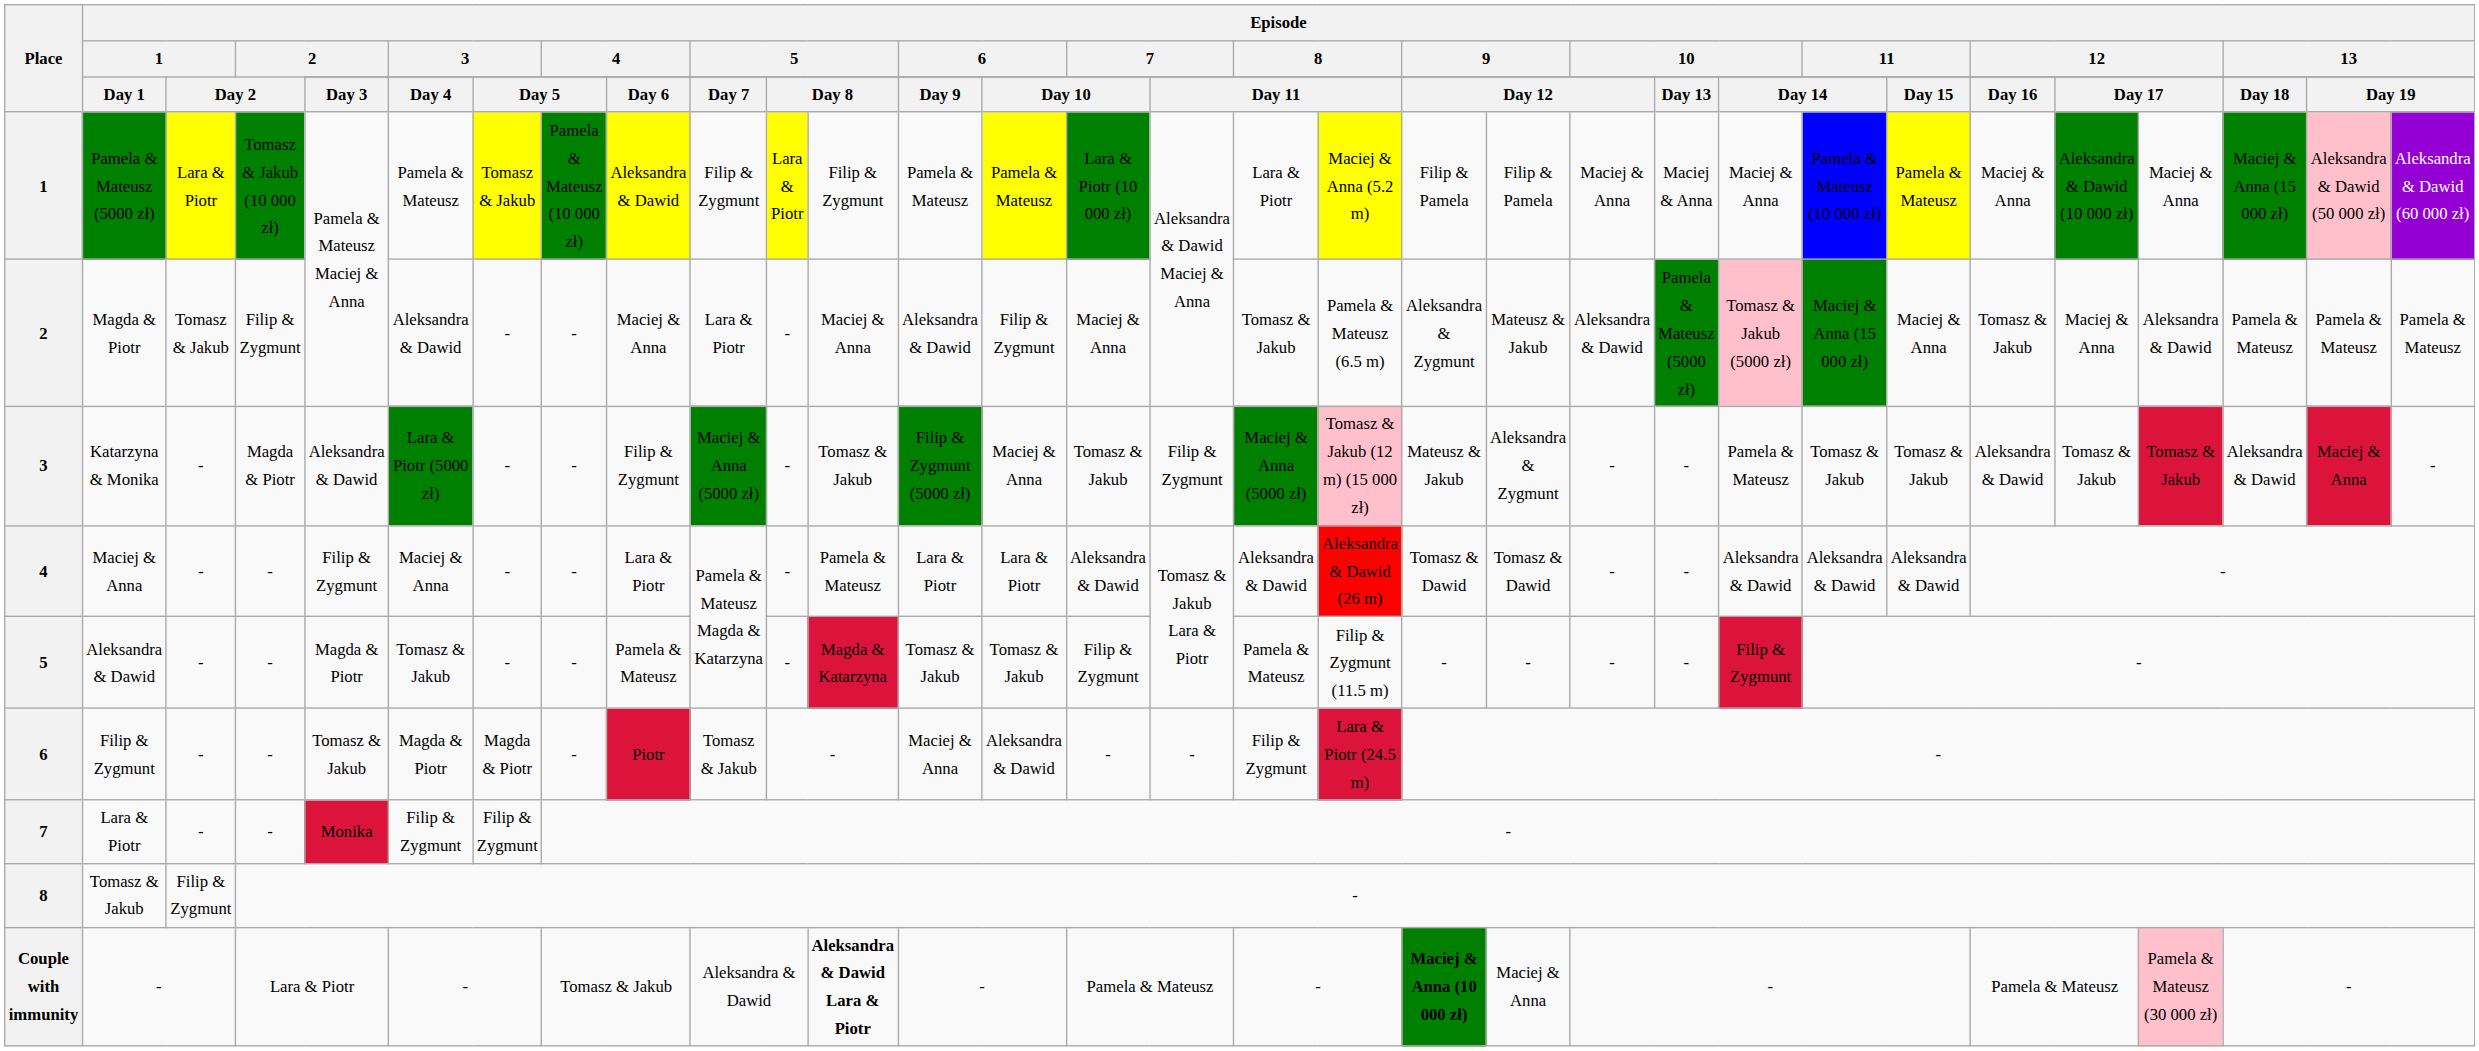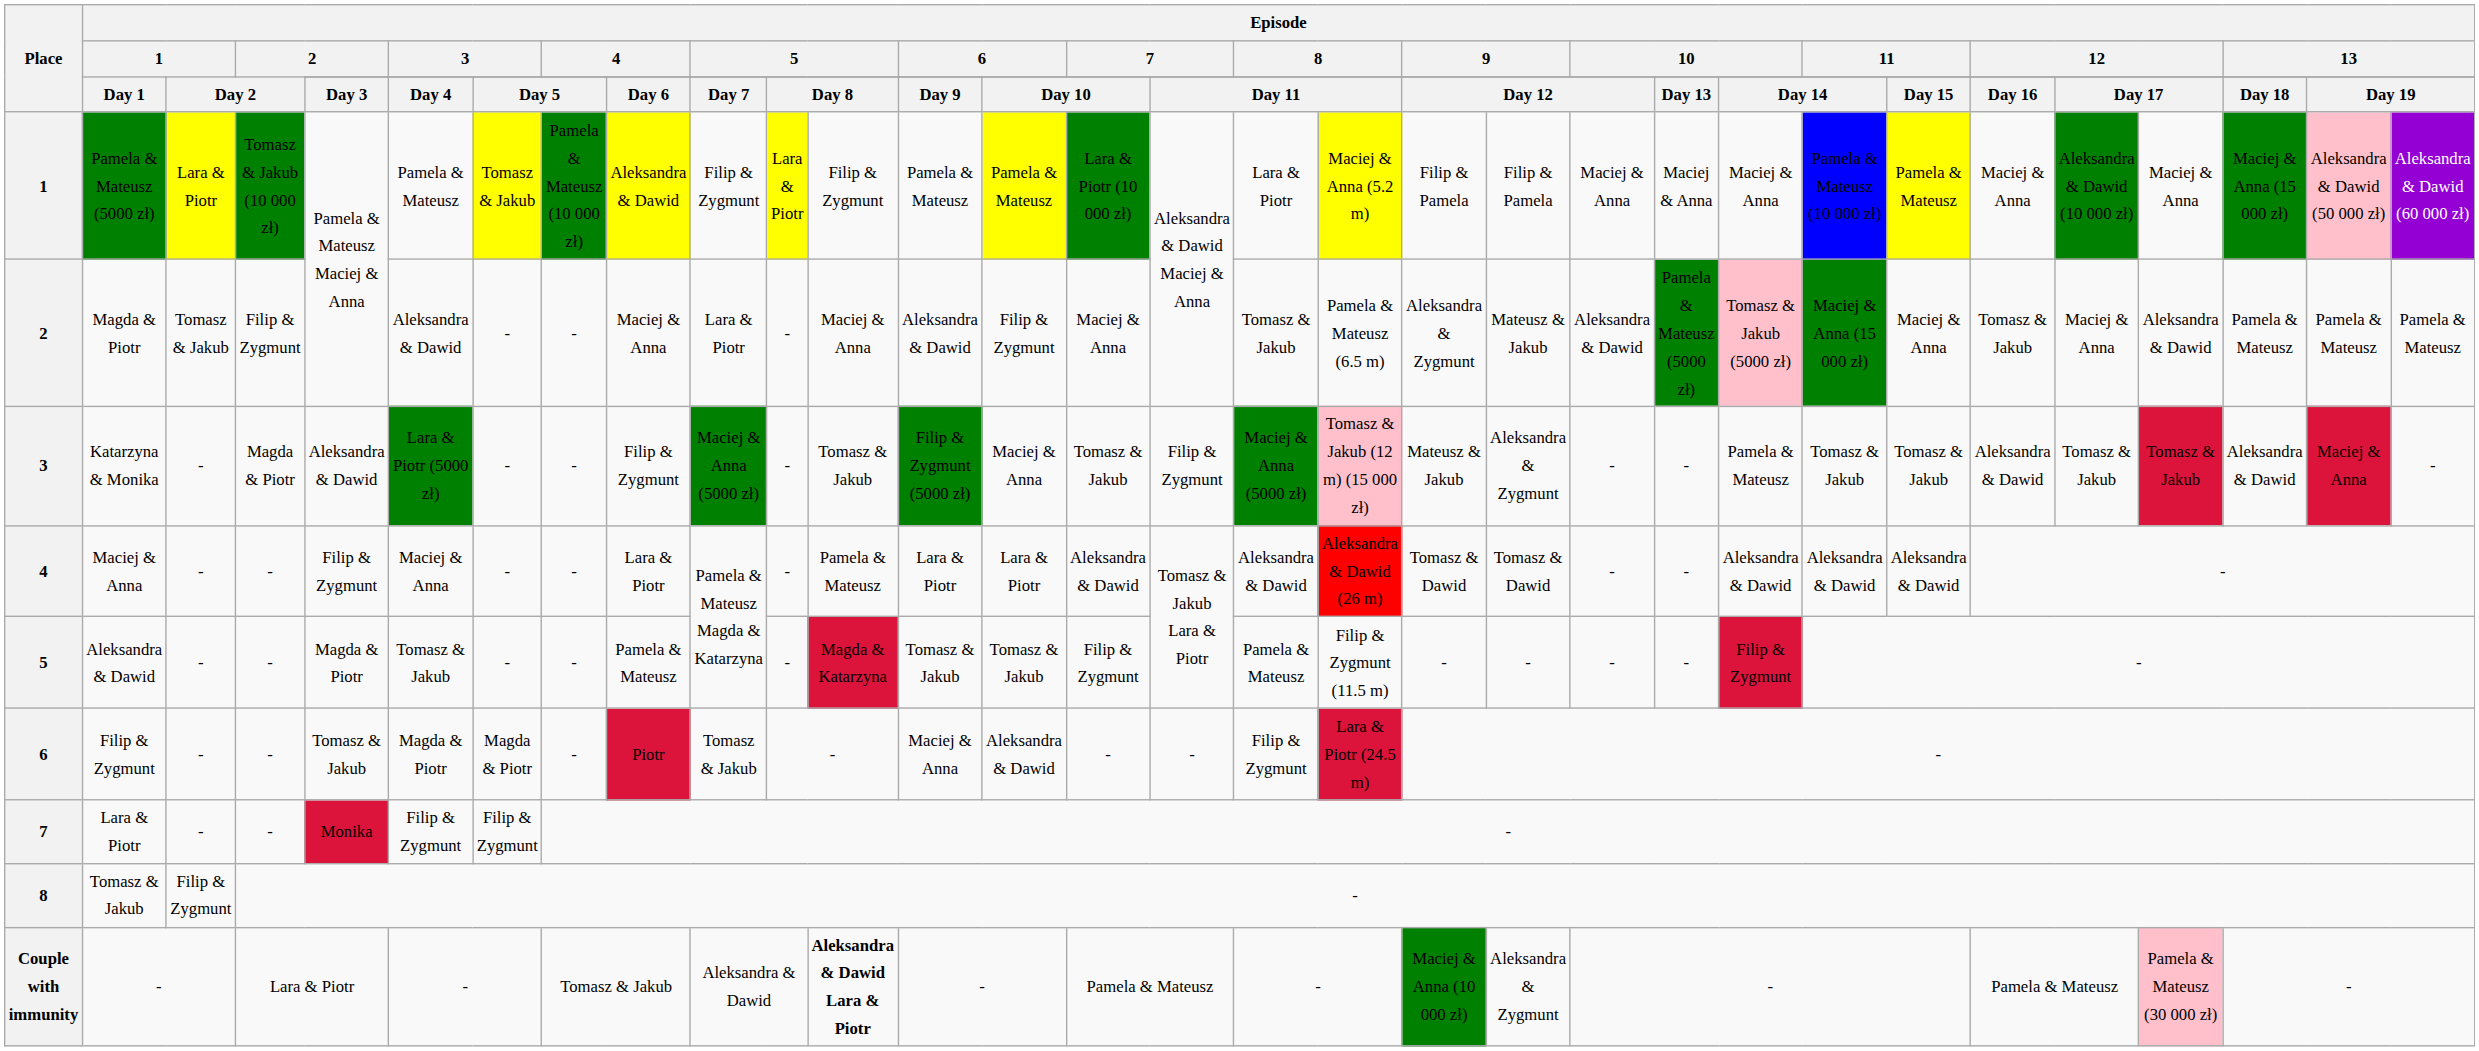(1444, 987) bold -> (1444, 987) normal
(1528, 987) Maciej & Anna -> (1528, 987) Aleksandra & Zygmunt
